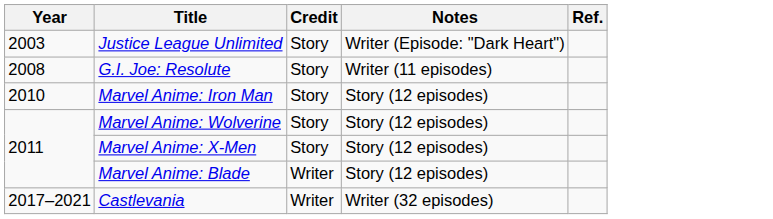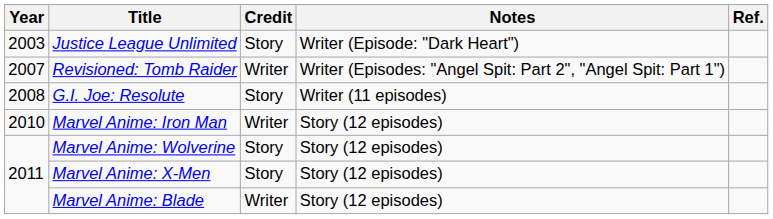+ row: (145, 69)
(309, 95) Story -> (266, 122) Writer
- row: (141, 200)
